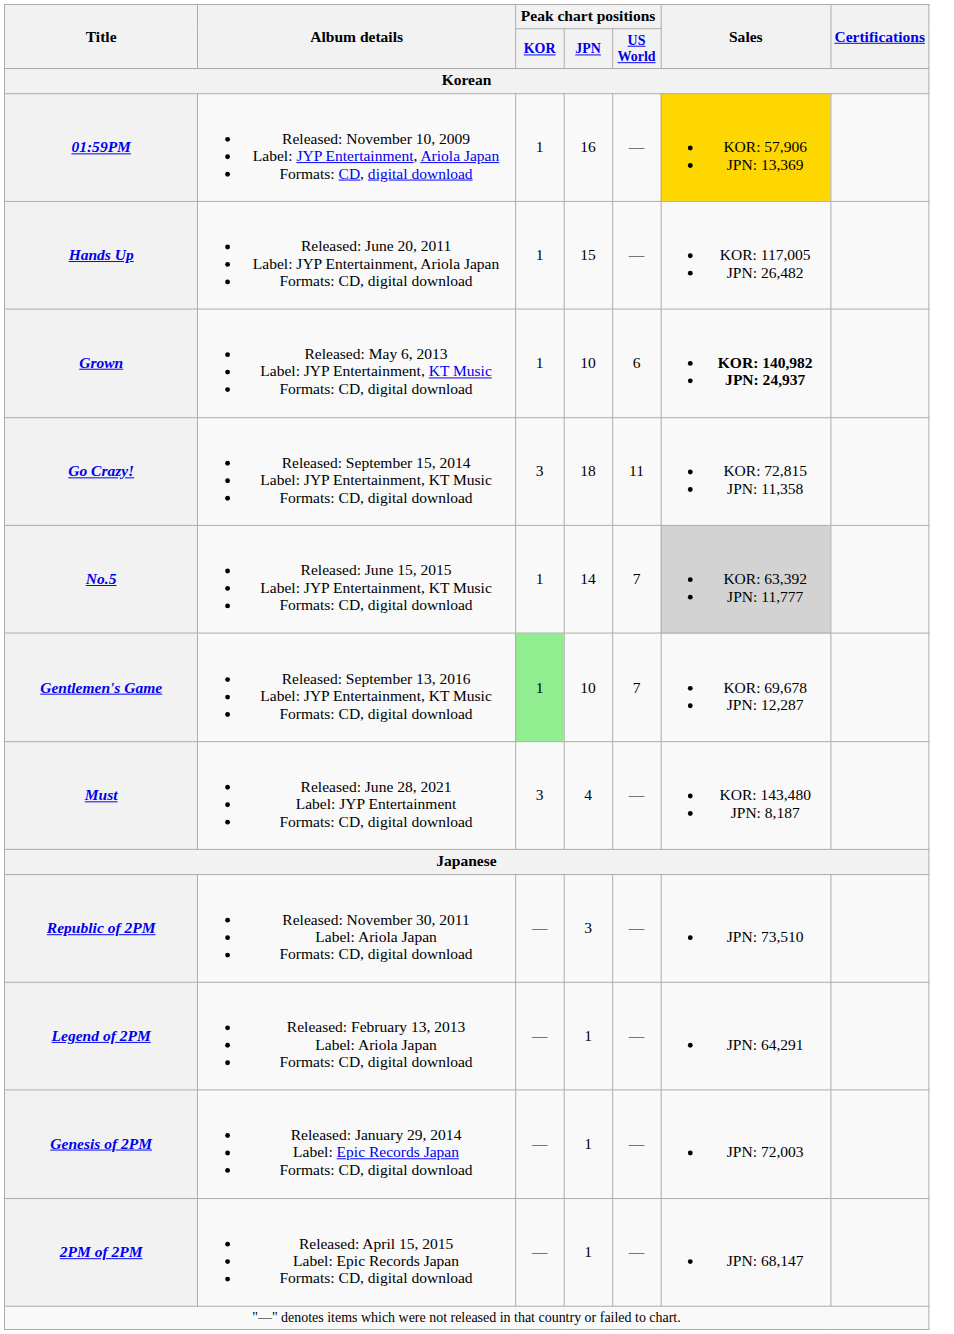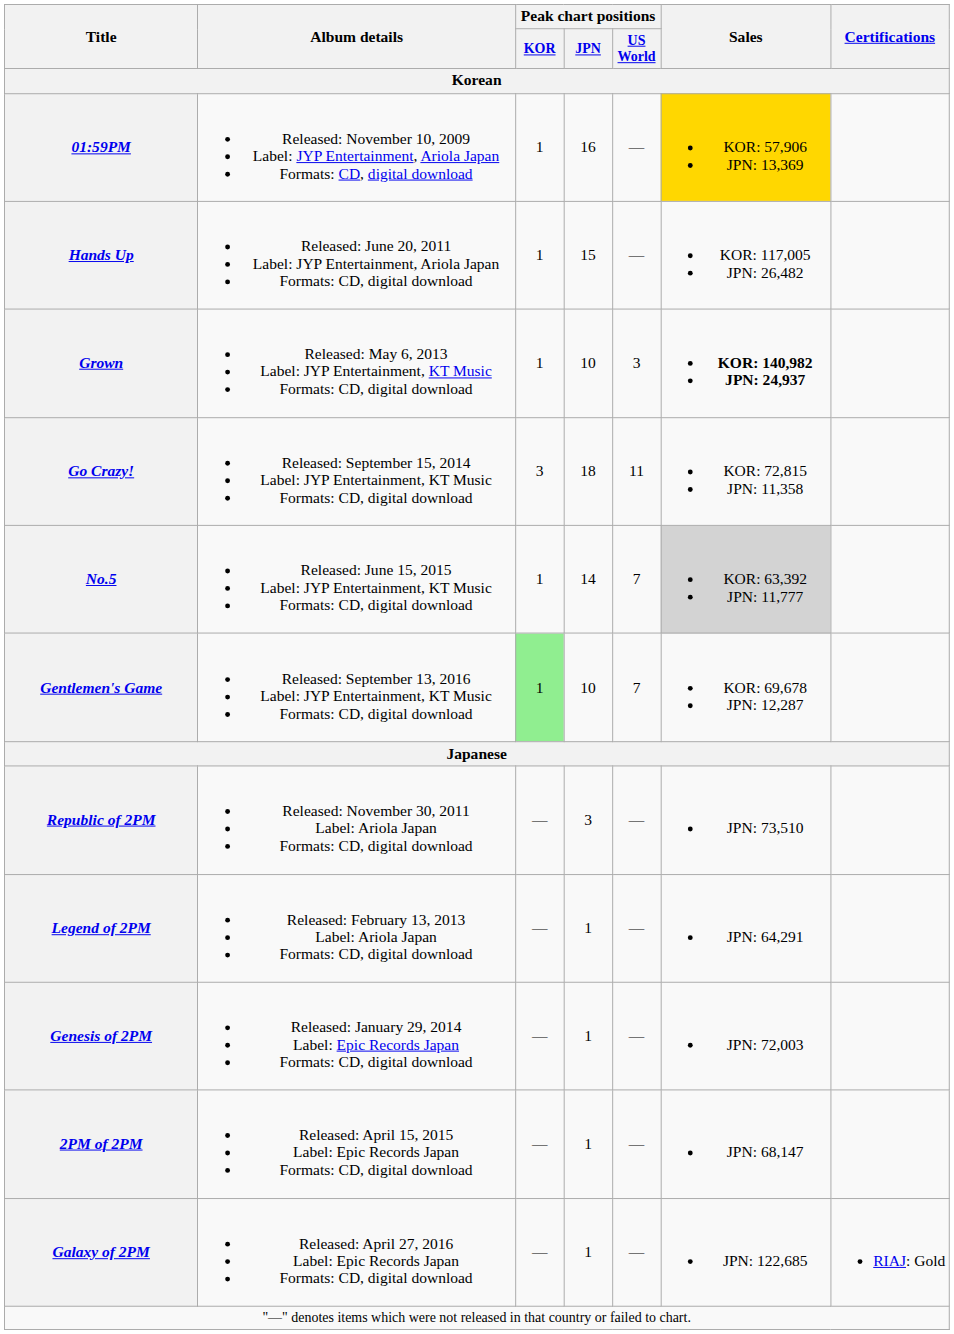(637, 363) 6 -> (637, 363) 3
- row: (101, 795)
+ row: (101, 1252)
